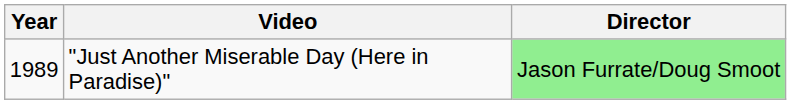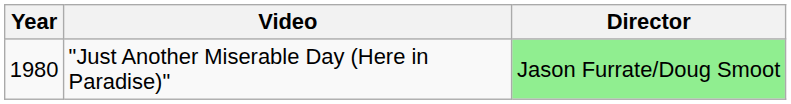(34, 68) 1989 -> (34, 68) 1980
